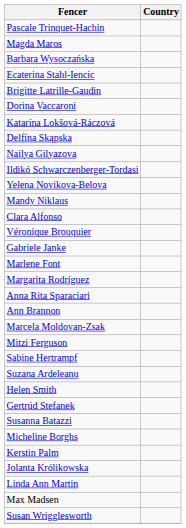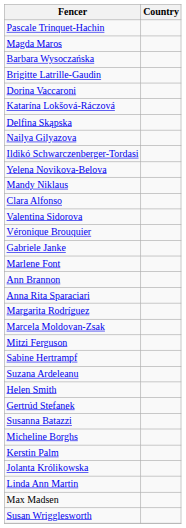- row: (51, 75)
+ row: (44, 216)
rows swapped: (33, 311) <-> (48, 279)
